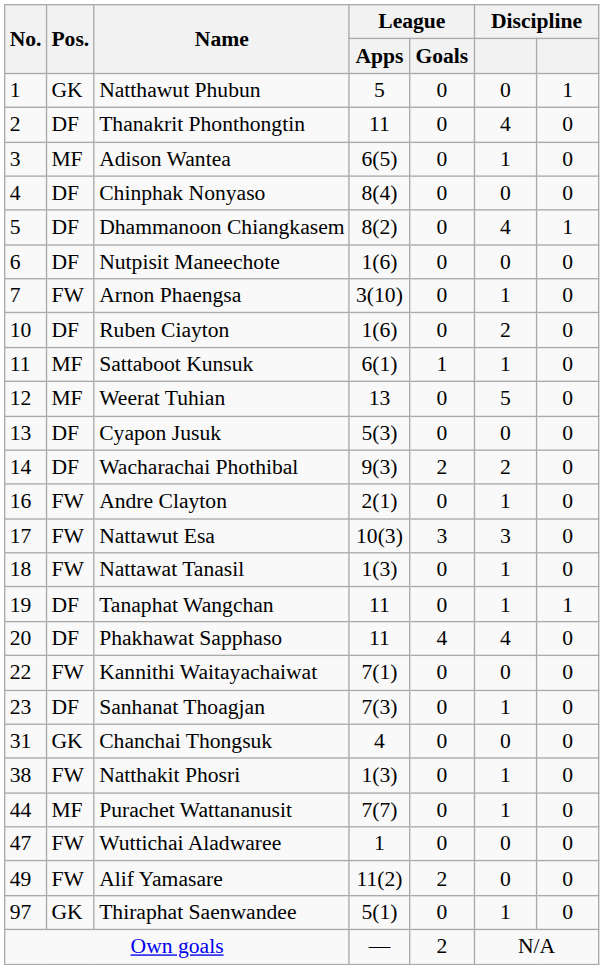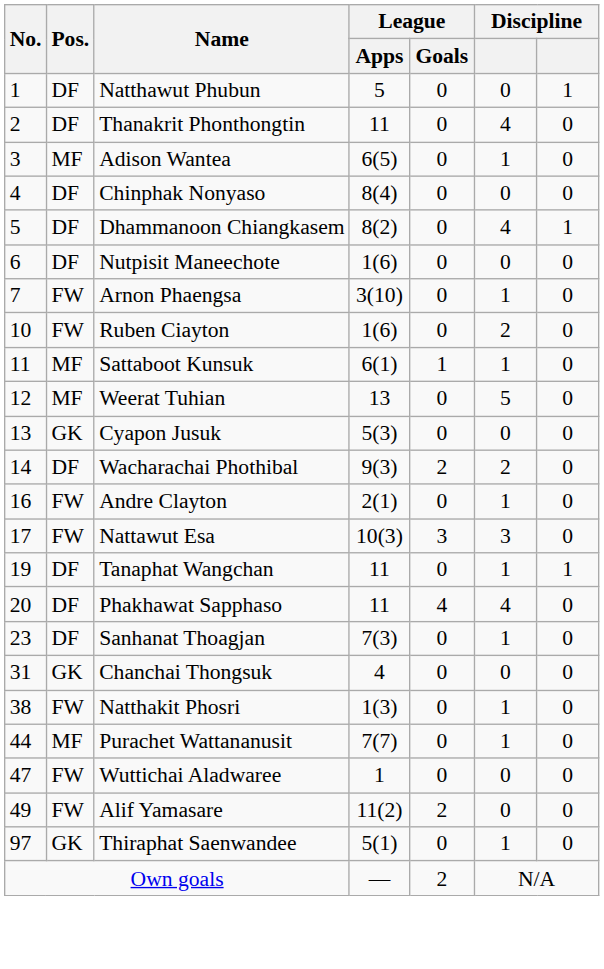(67, 90) GK -> (65, 90) DF
(65, 329) DF -> (68, 329) FW
(65, 432) DF -> (67, 432) GK
- row: (172, 569)
- row: (208, 672)
